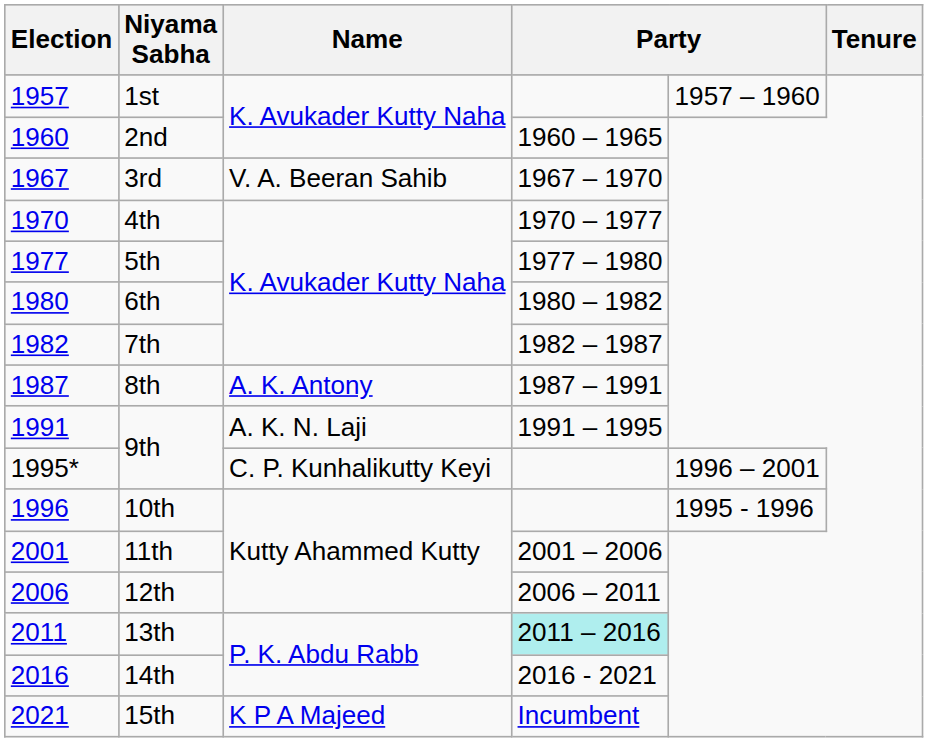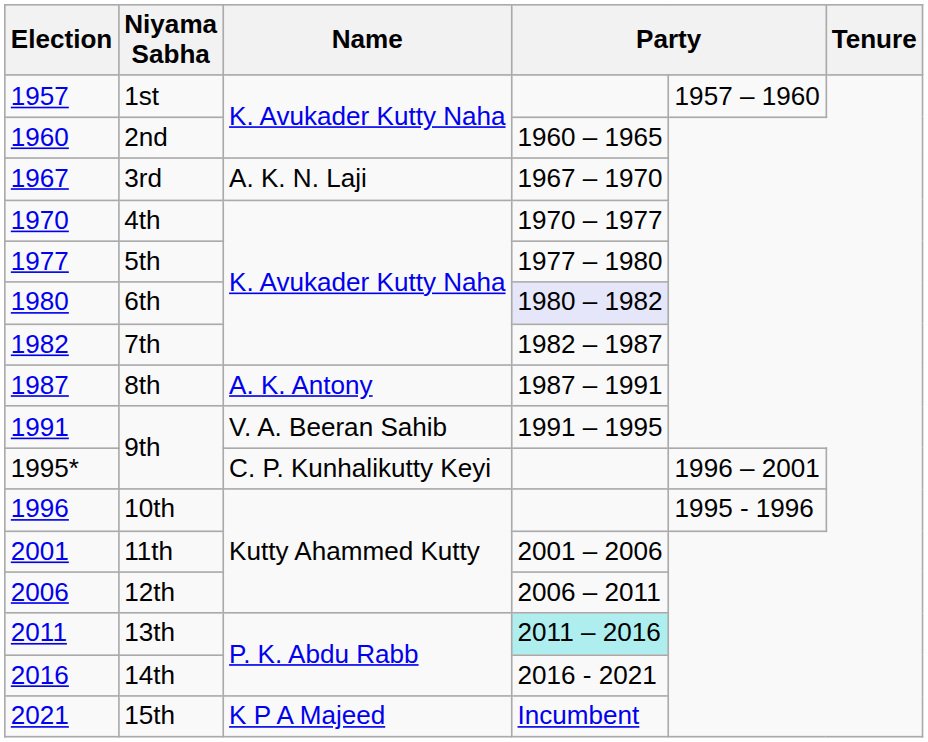(338, 178) V. A. Beeran Sahib -> (298, 178) A. K. N. Laji
(590, 302) no background -> (590, 302) lavender background
(298, 426) A. K. N. Laji -> (338, 426) V. A. Beeran Sahib
